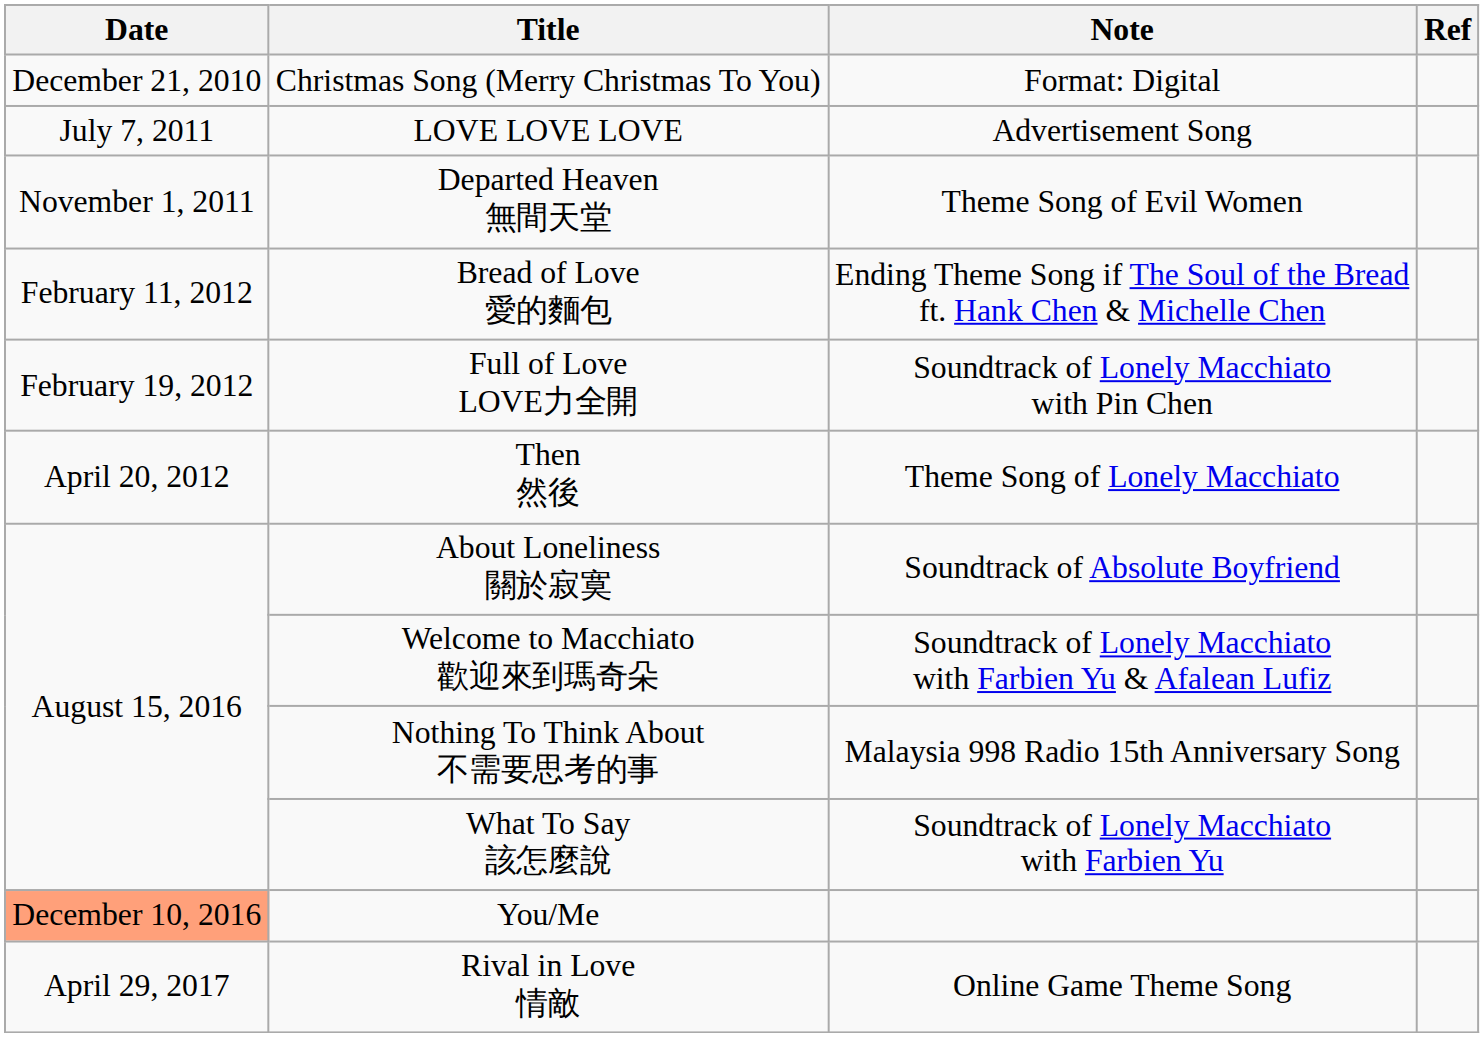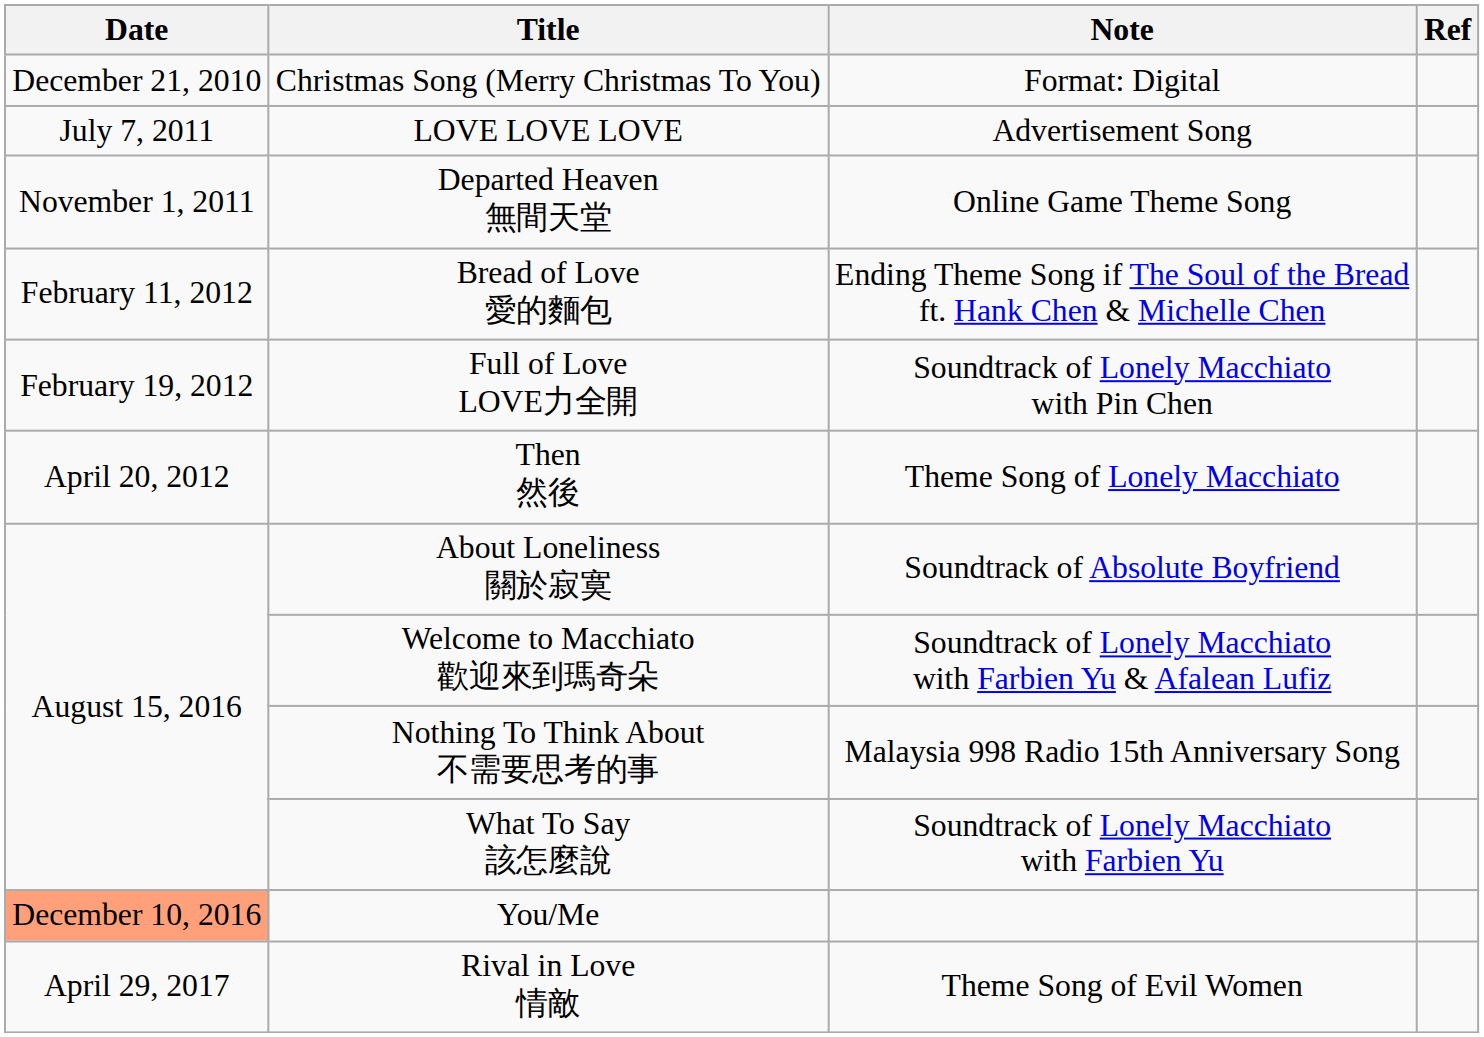(1122, 201) Theme Song of Evil Women -> (1122, 201) Online Game Theme Song
(1122, 985) Online Game Theme Song -> (1122, 985) Theme Song of Evil Women
